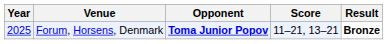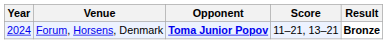(19, 30) 2025 -> (19, 30) 2024
